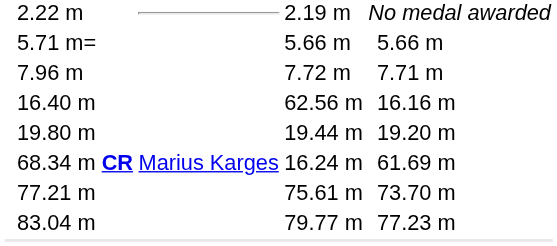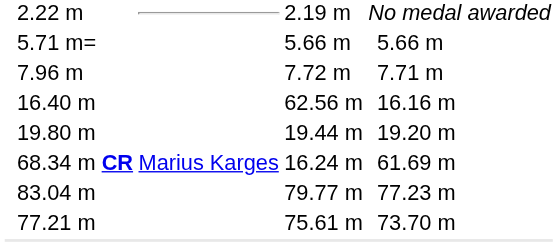rows swapped: (56, 222) <-> (56, 192)
